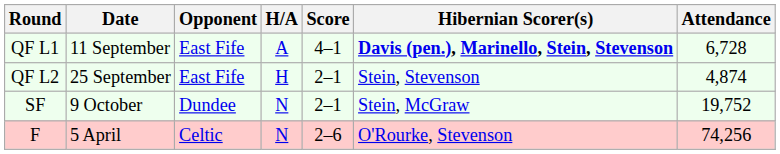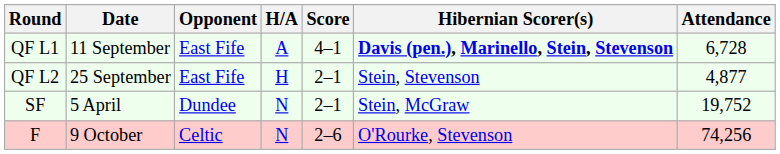(726, 76) 4,874 -> (726, 76) 4,877
(106, 105) 9 October -> (95, 105) 5 April
(95, 134) 5 April -> (106, 134) 9 October
